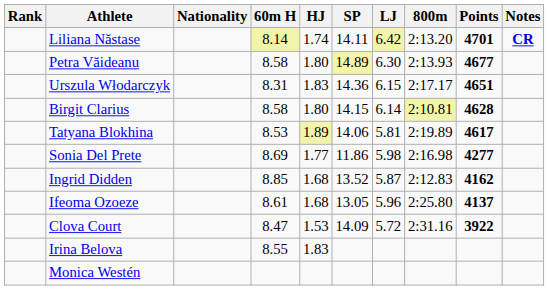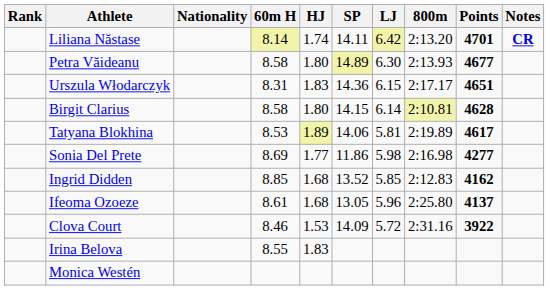(388, 179) 5.87 -> (388, 179) 5.85
(275, 226) 8.47 -> (275, 226) 8.46
